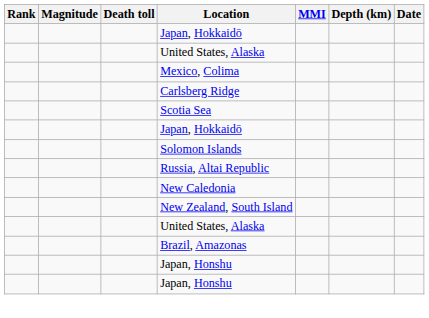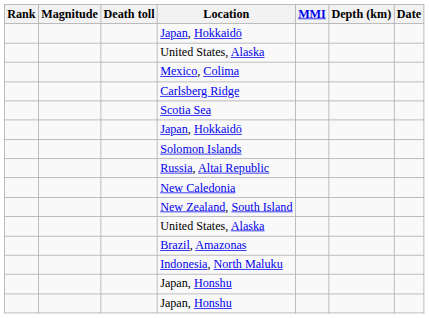+ row: (21, 265)
